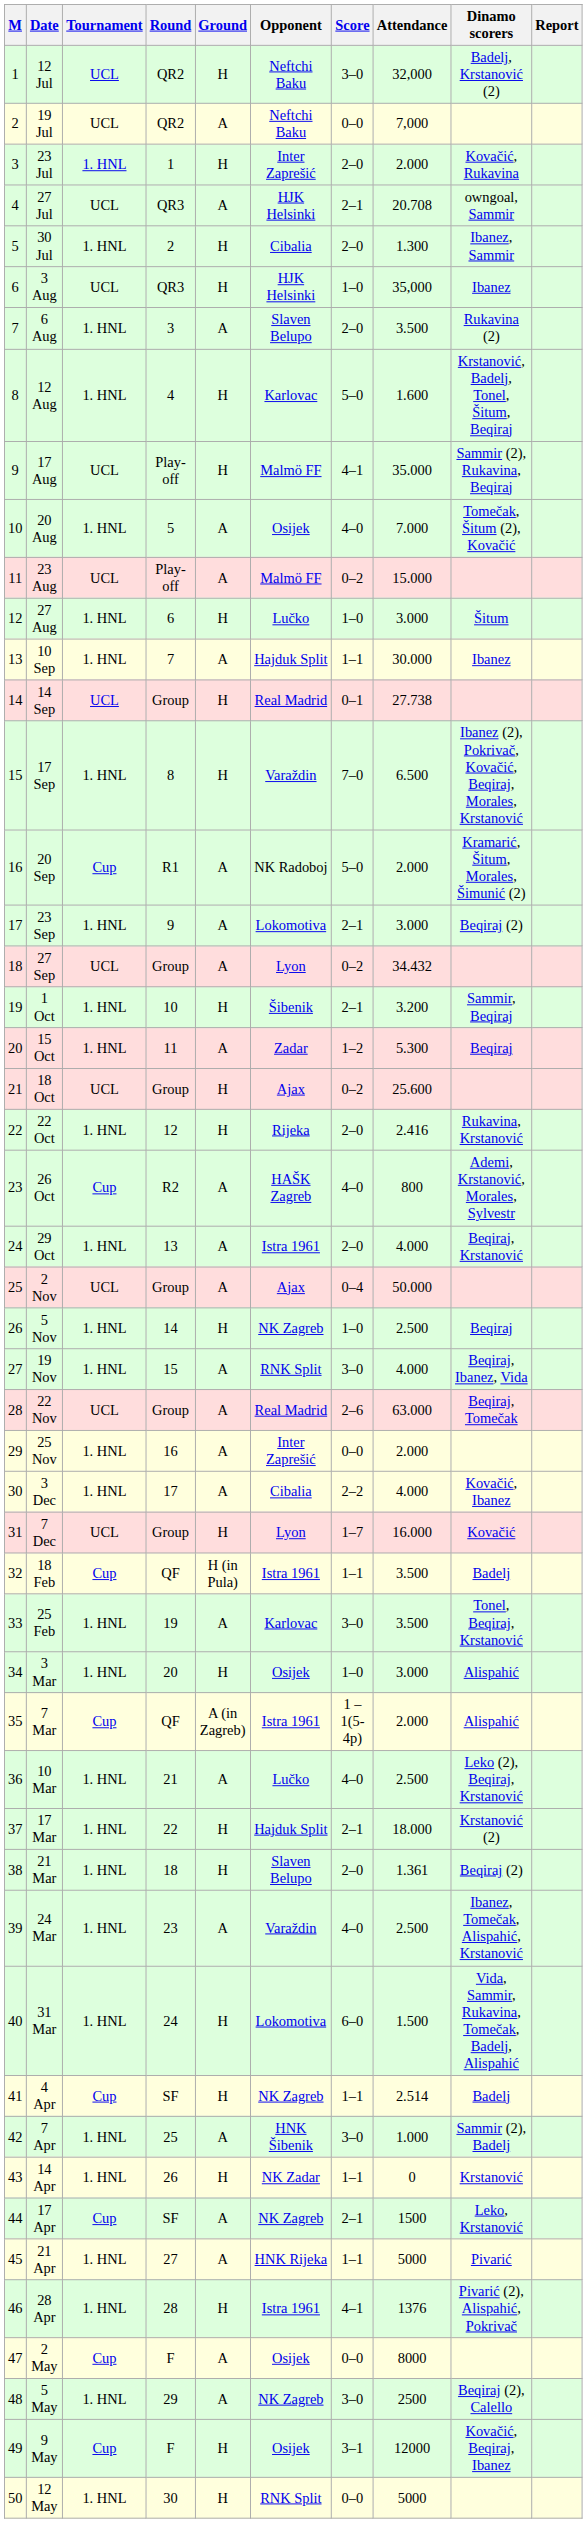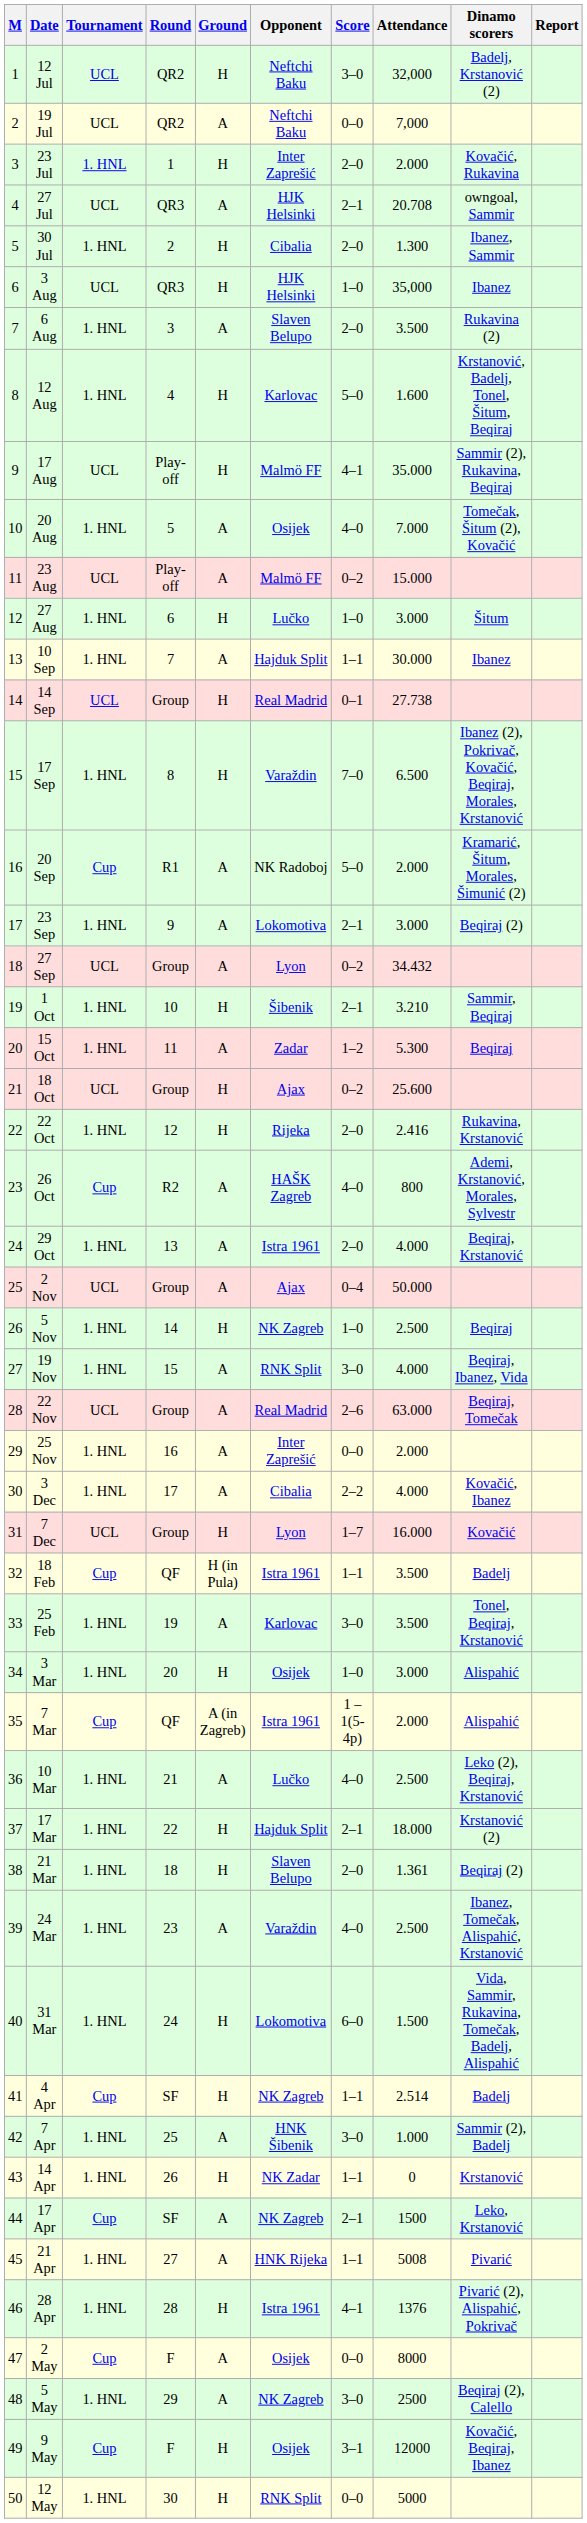(412, 1007) 3.200 -> (412, 1007) 3.210
(412, 2259) 5000 -> (412, 2259) 5008
